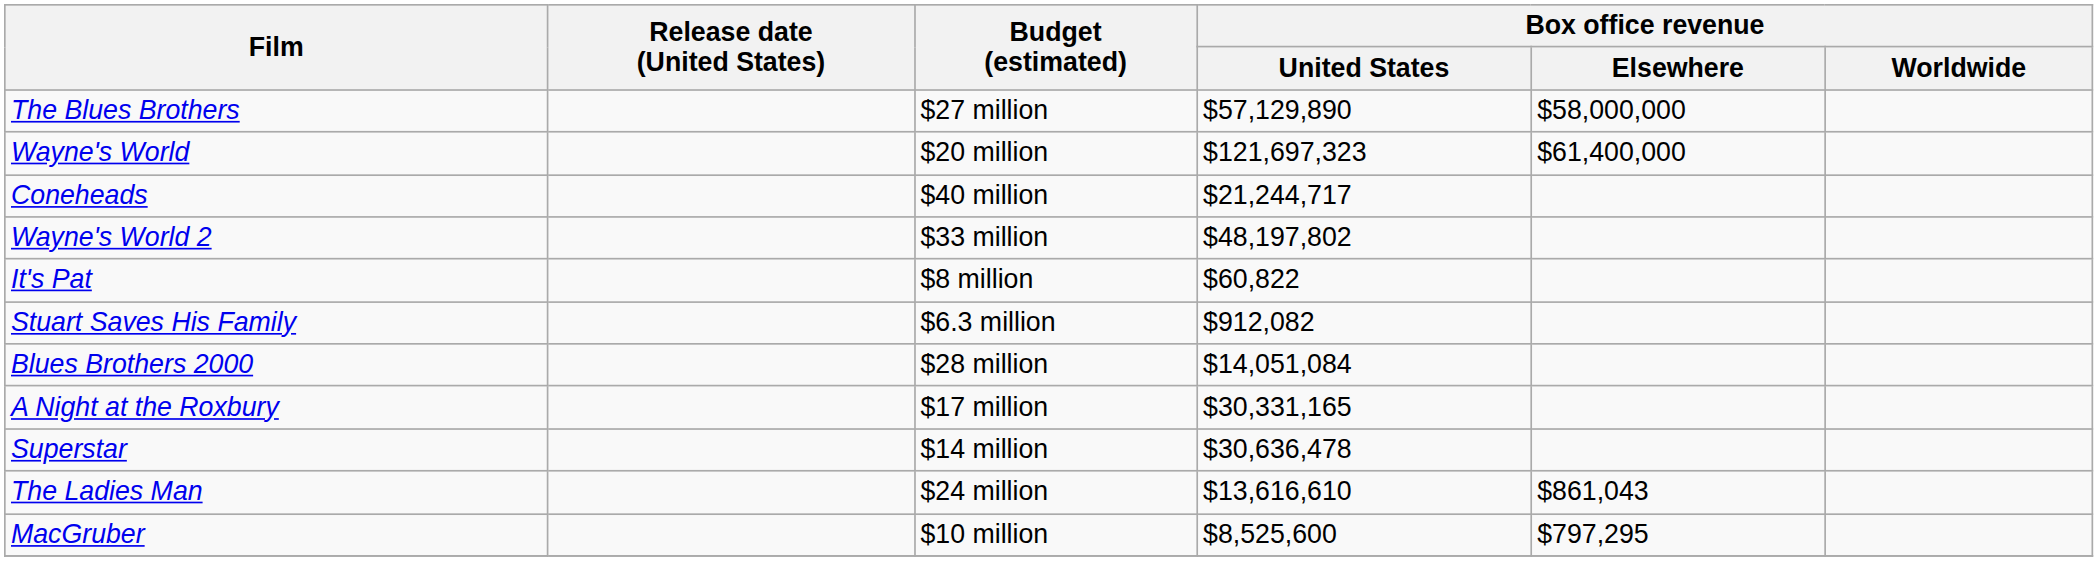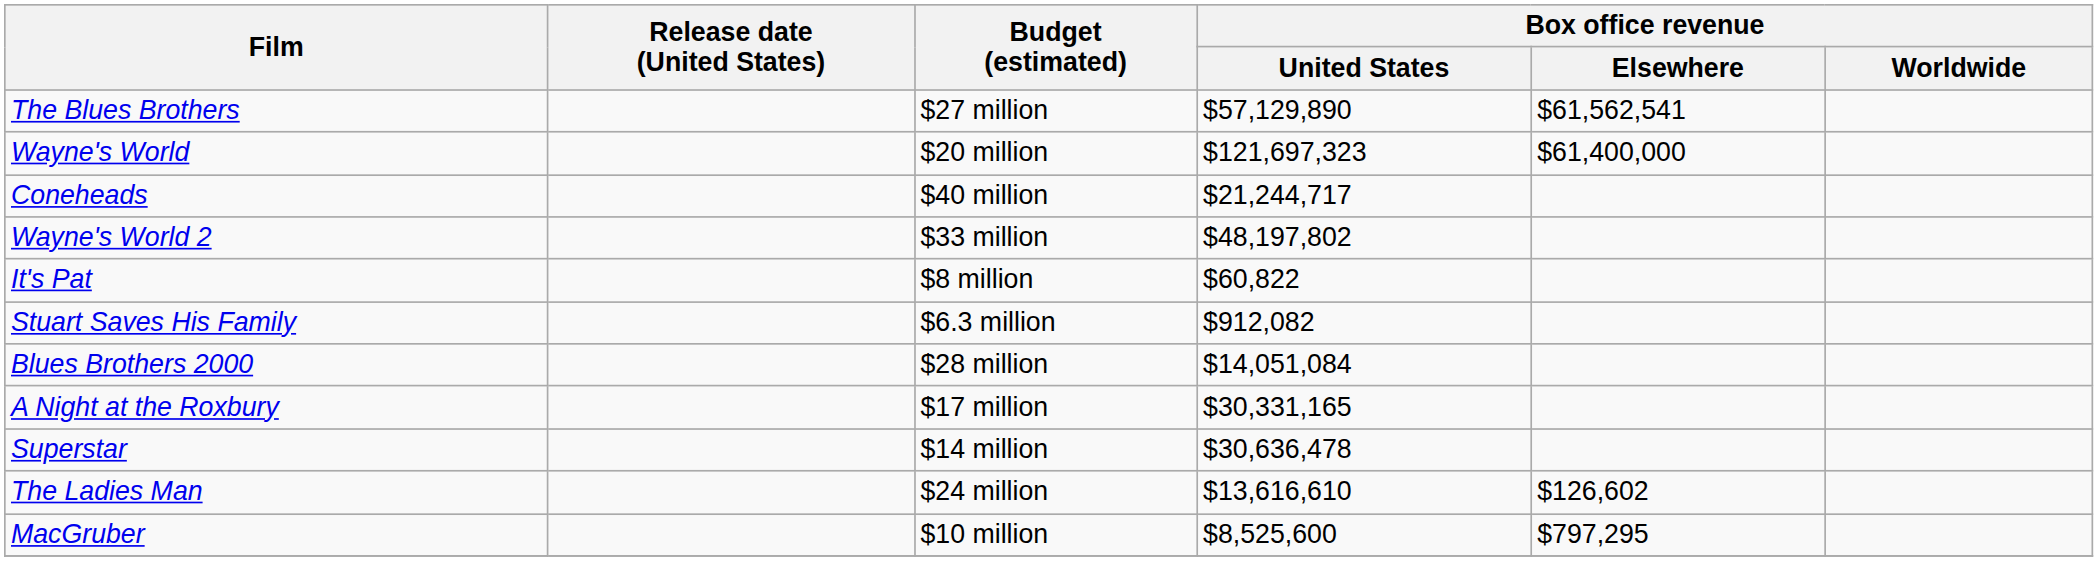(1612, 110) $58,000,000 -> (1612, 110) $61,562,541
(1593, 491) $861,043 -> (1593, 491) $126,602
